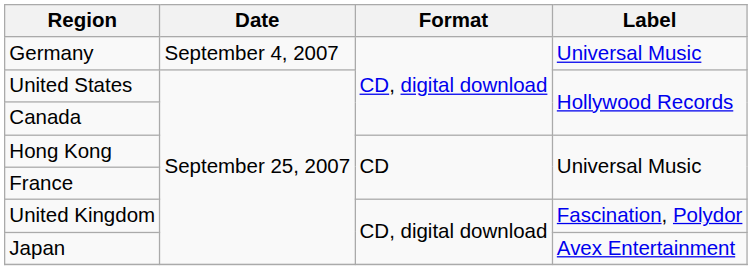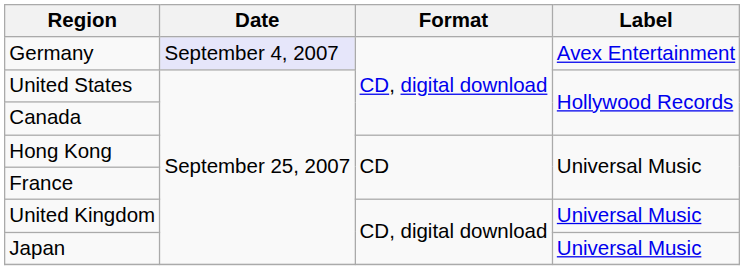(252, 53) no background -> (252, 53) lavender background
(629, 53) Universal Music -> (646, 53) Avex Entertainment
(650, 215) Fascination, Polydor -> (629, 215) Universal Music
(646, 248) Avex Entertainment -> (629, 248) Universal Music
